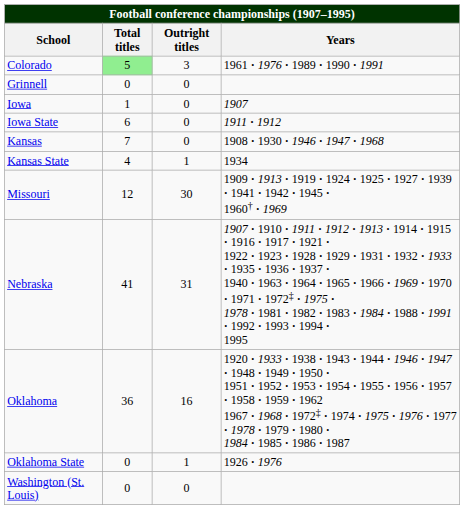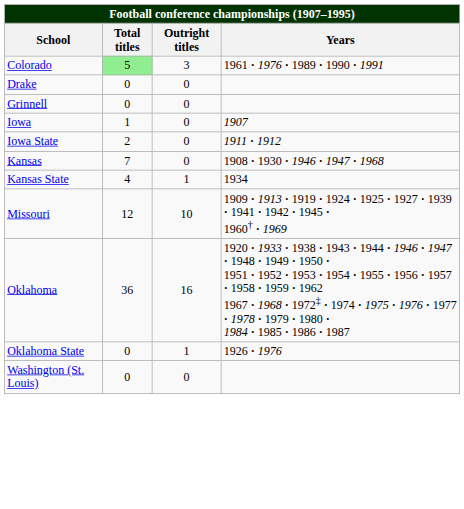+ row: (22, 84)
(127, 122) 6 -> (127, 141) 2
(187, 194) 30 -> (187, 213) 10
- row: (30, 284)
